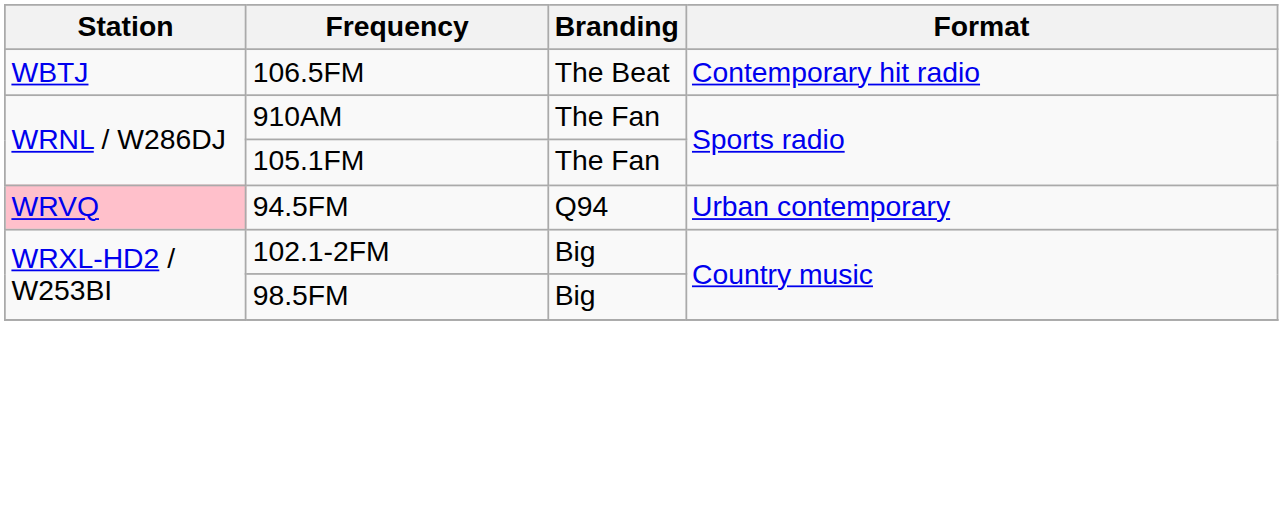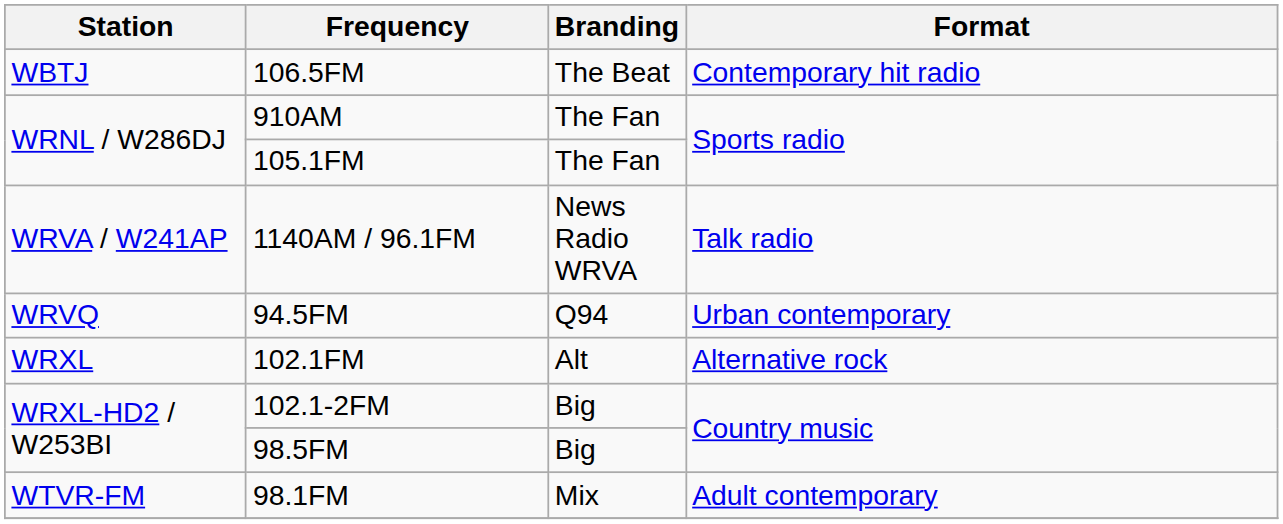+ row: (364, 238)
(55, 206) pink background -> (55, 315) no background
+ row: (309, 360)
+ row: (301, 494)
